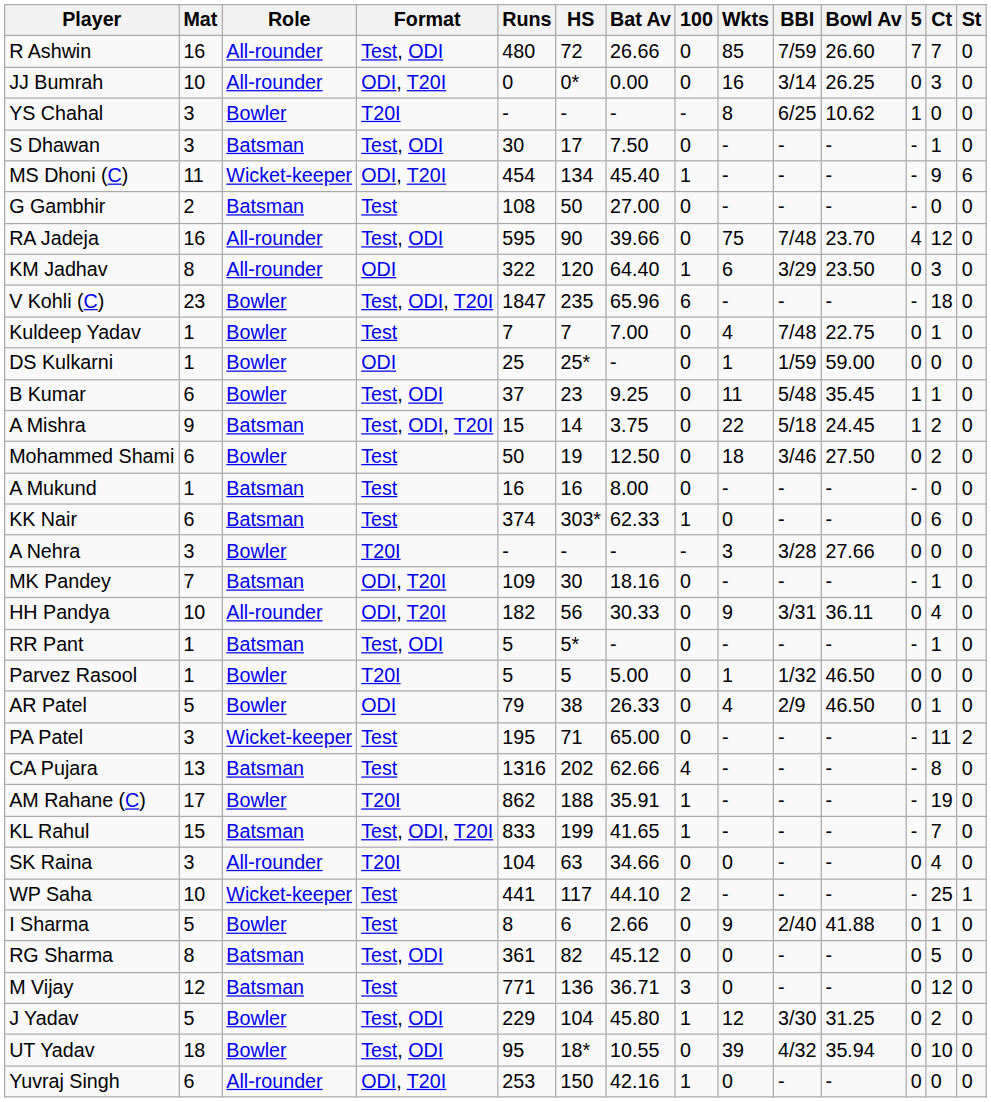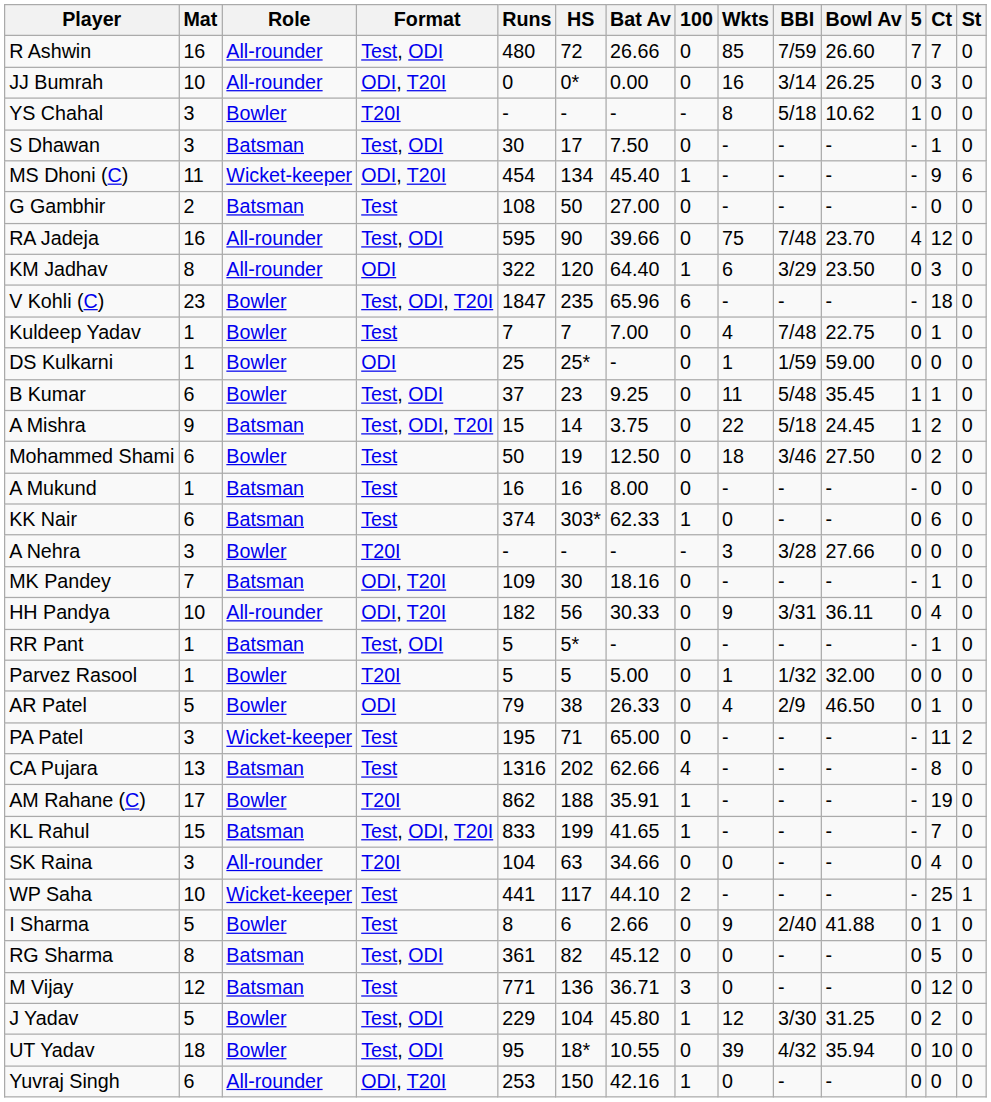(797, 113) 6/25 -> (797, 113) 5/18
(850, 675) 46.50 -> (850, 675) 32.00
